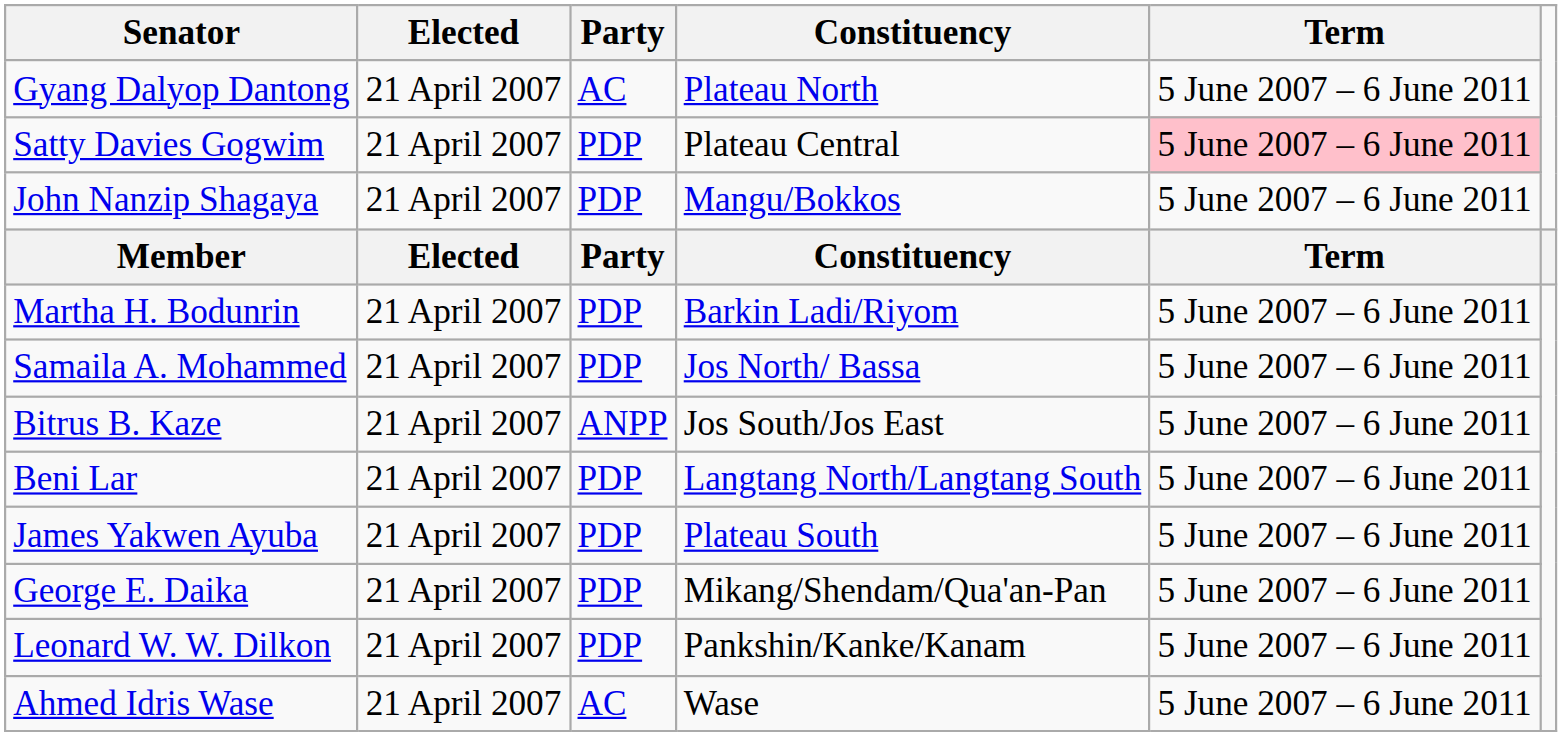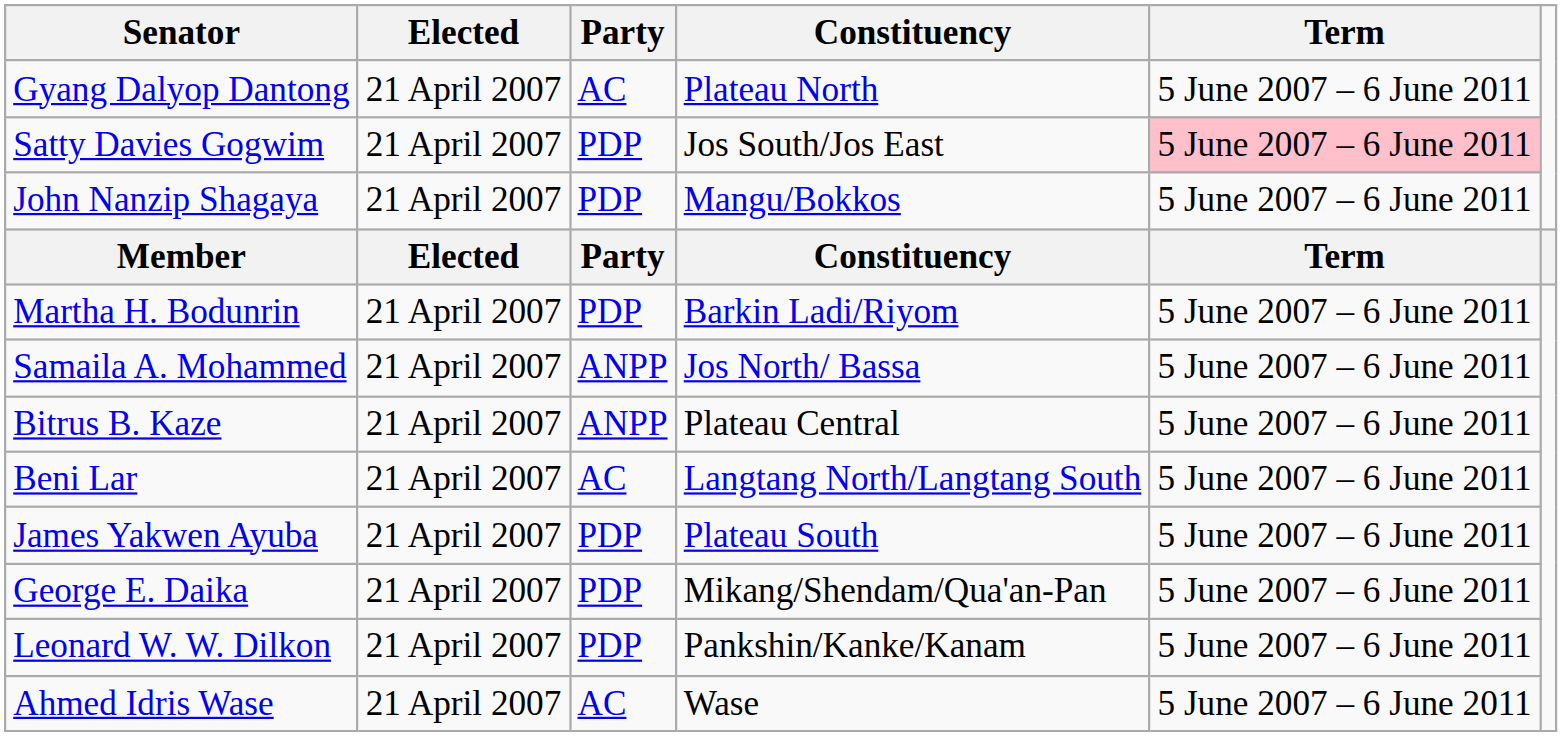(792, 144) Plateau Central -> (814, 144) Jos South/Jos East
(610, 367) PDP -> (623, 367) ANPP
(814, 423) Jos South/Jos East -> (792, 423) Plateau Central
(610, 479) PDP -> (602, 479) AC
